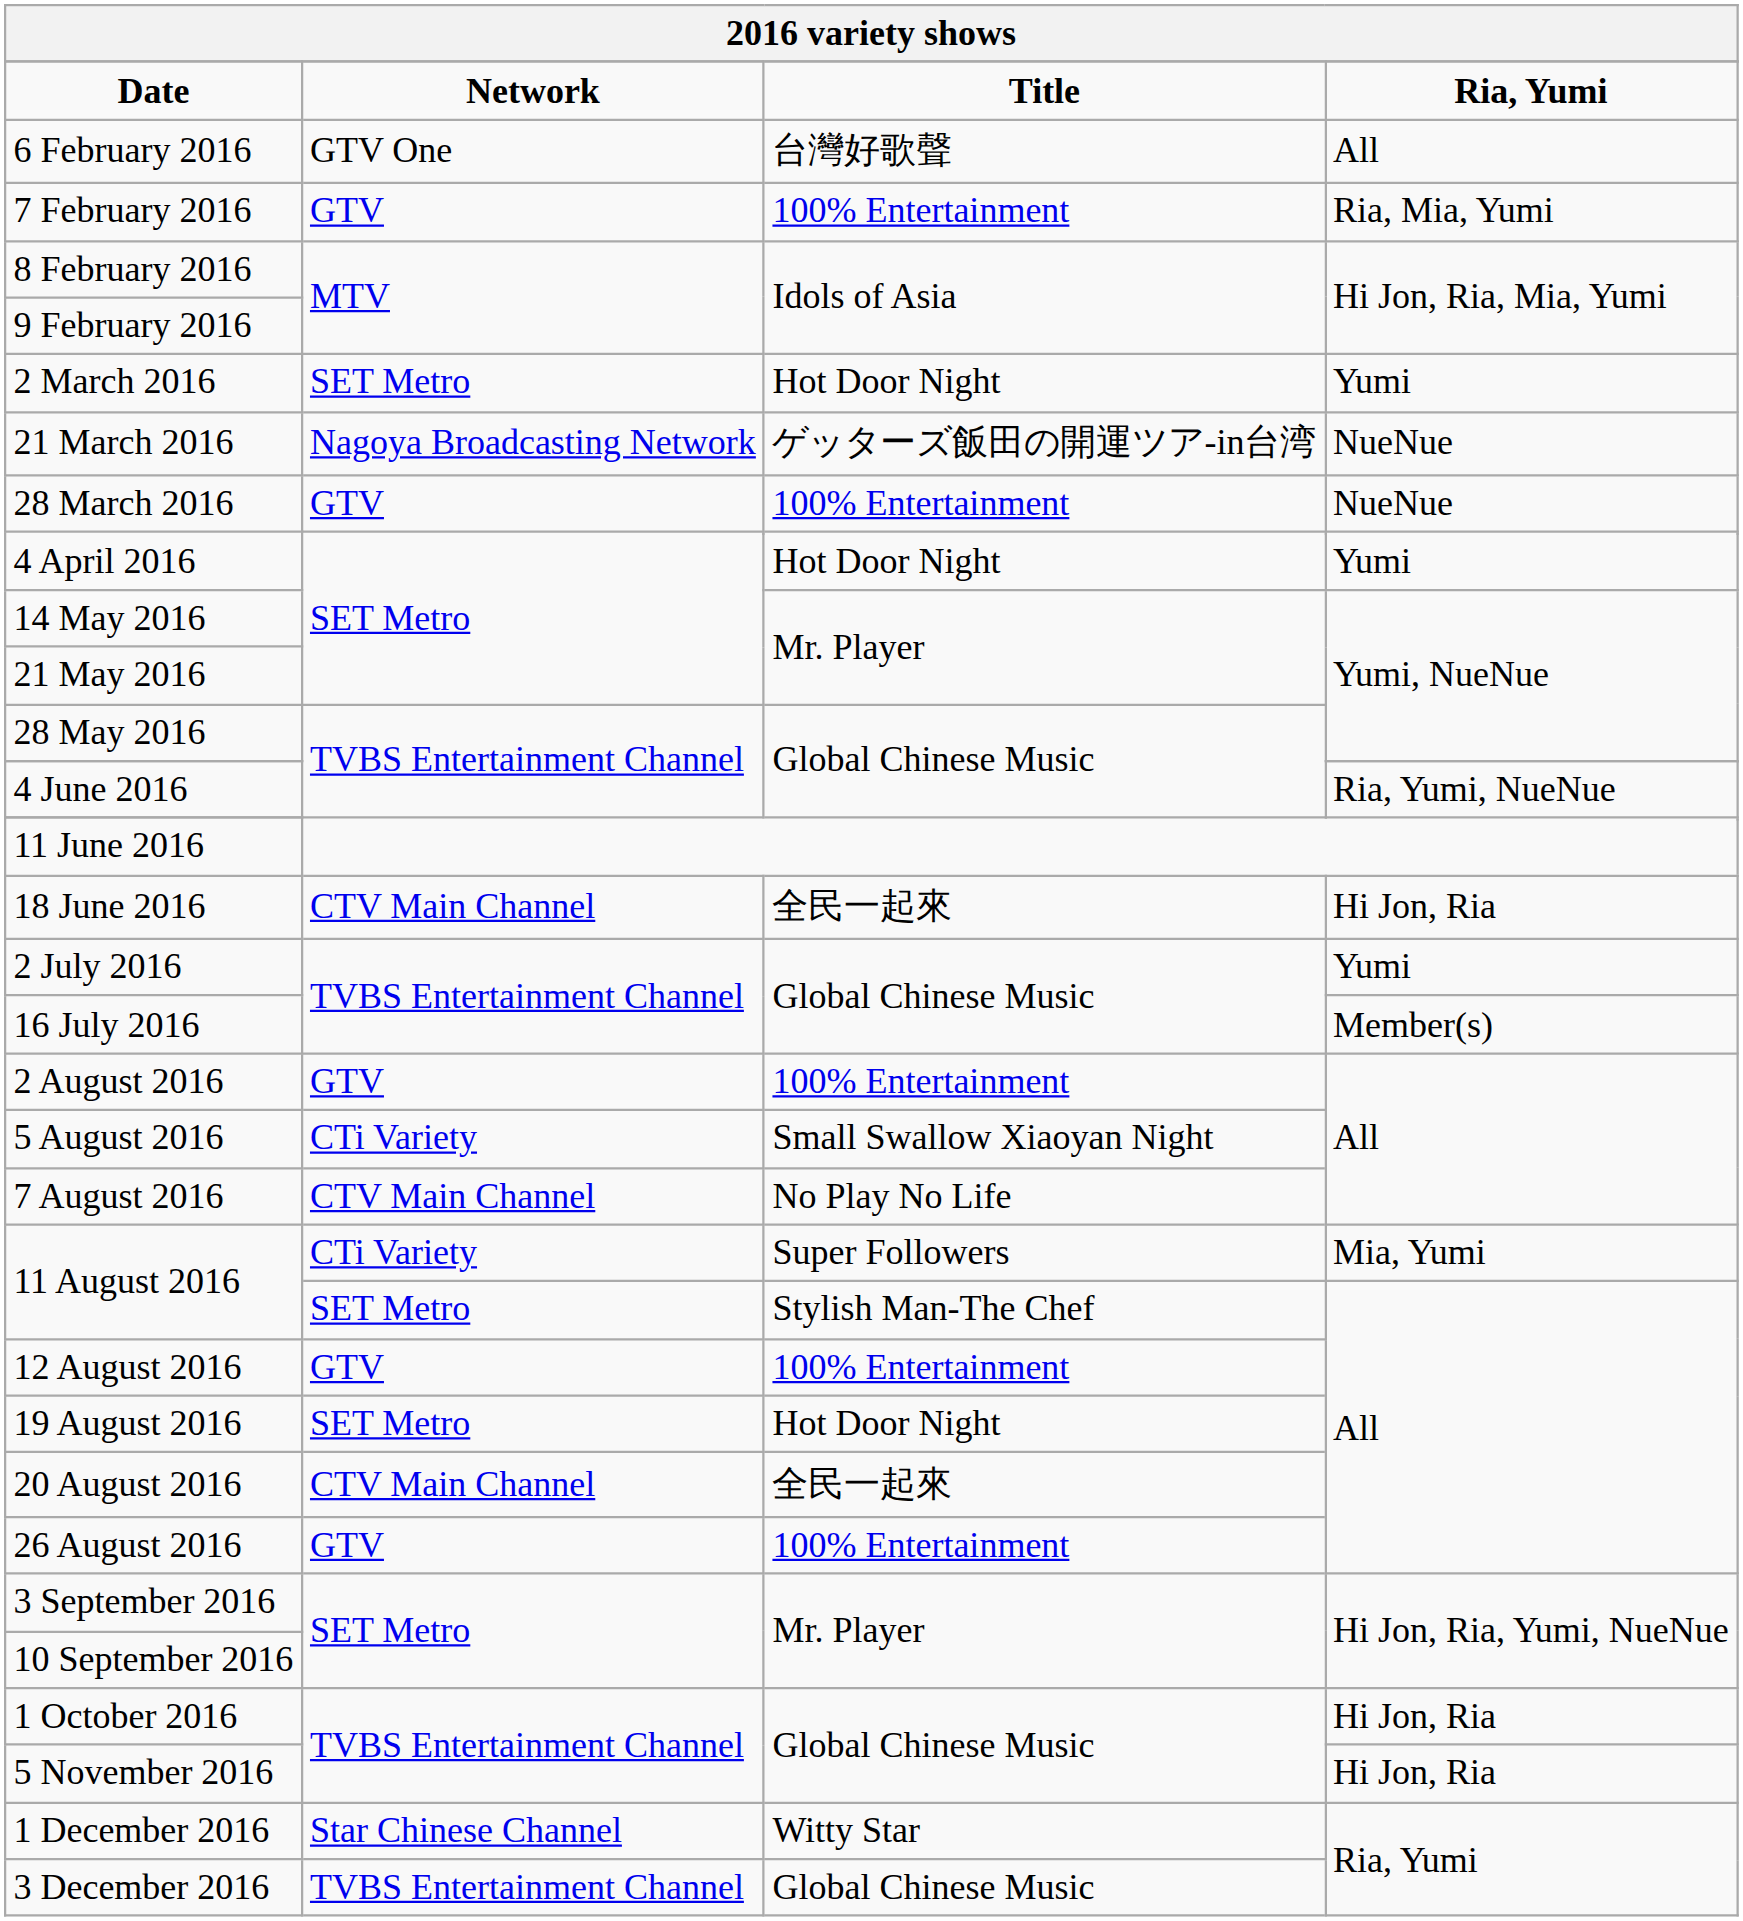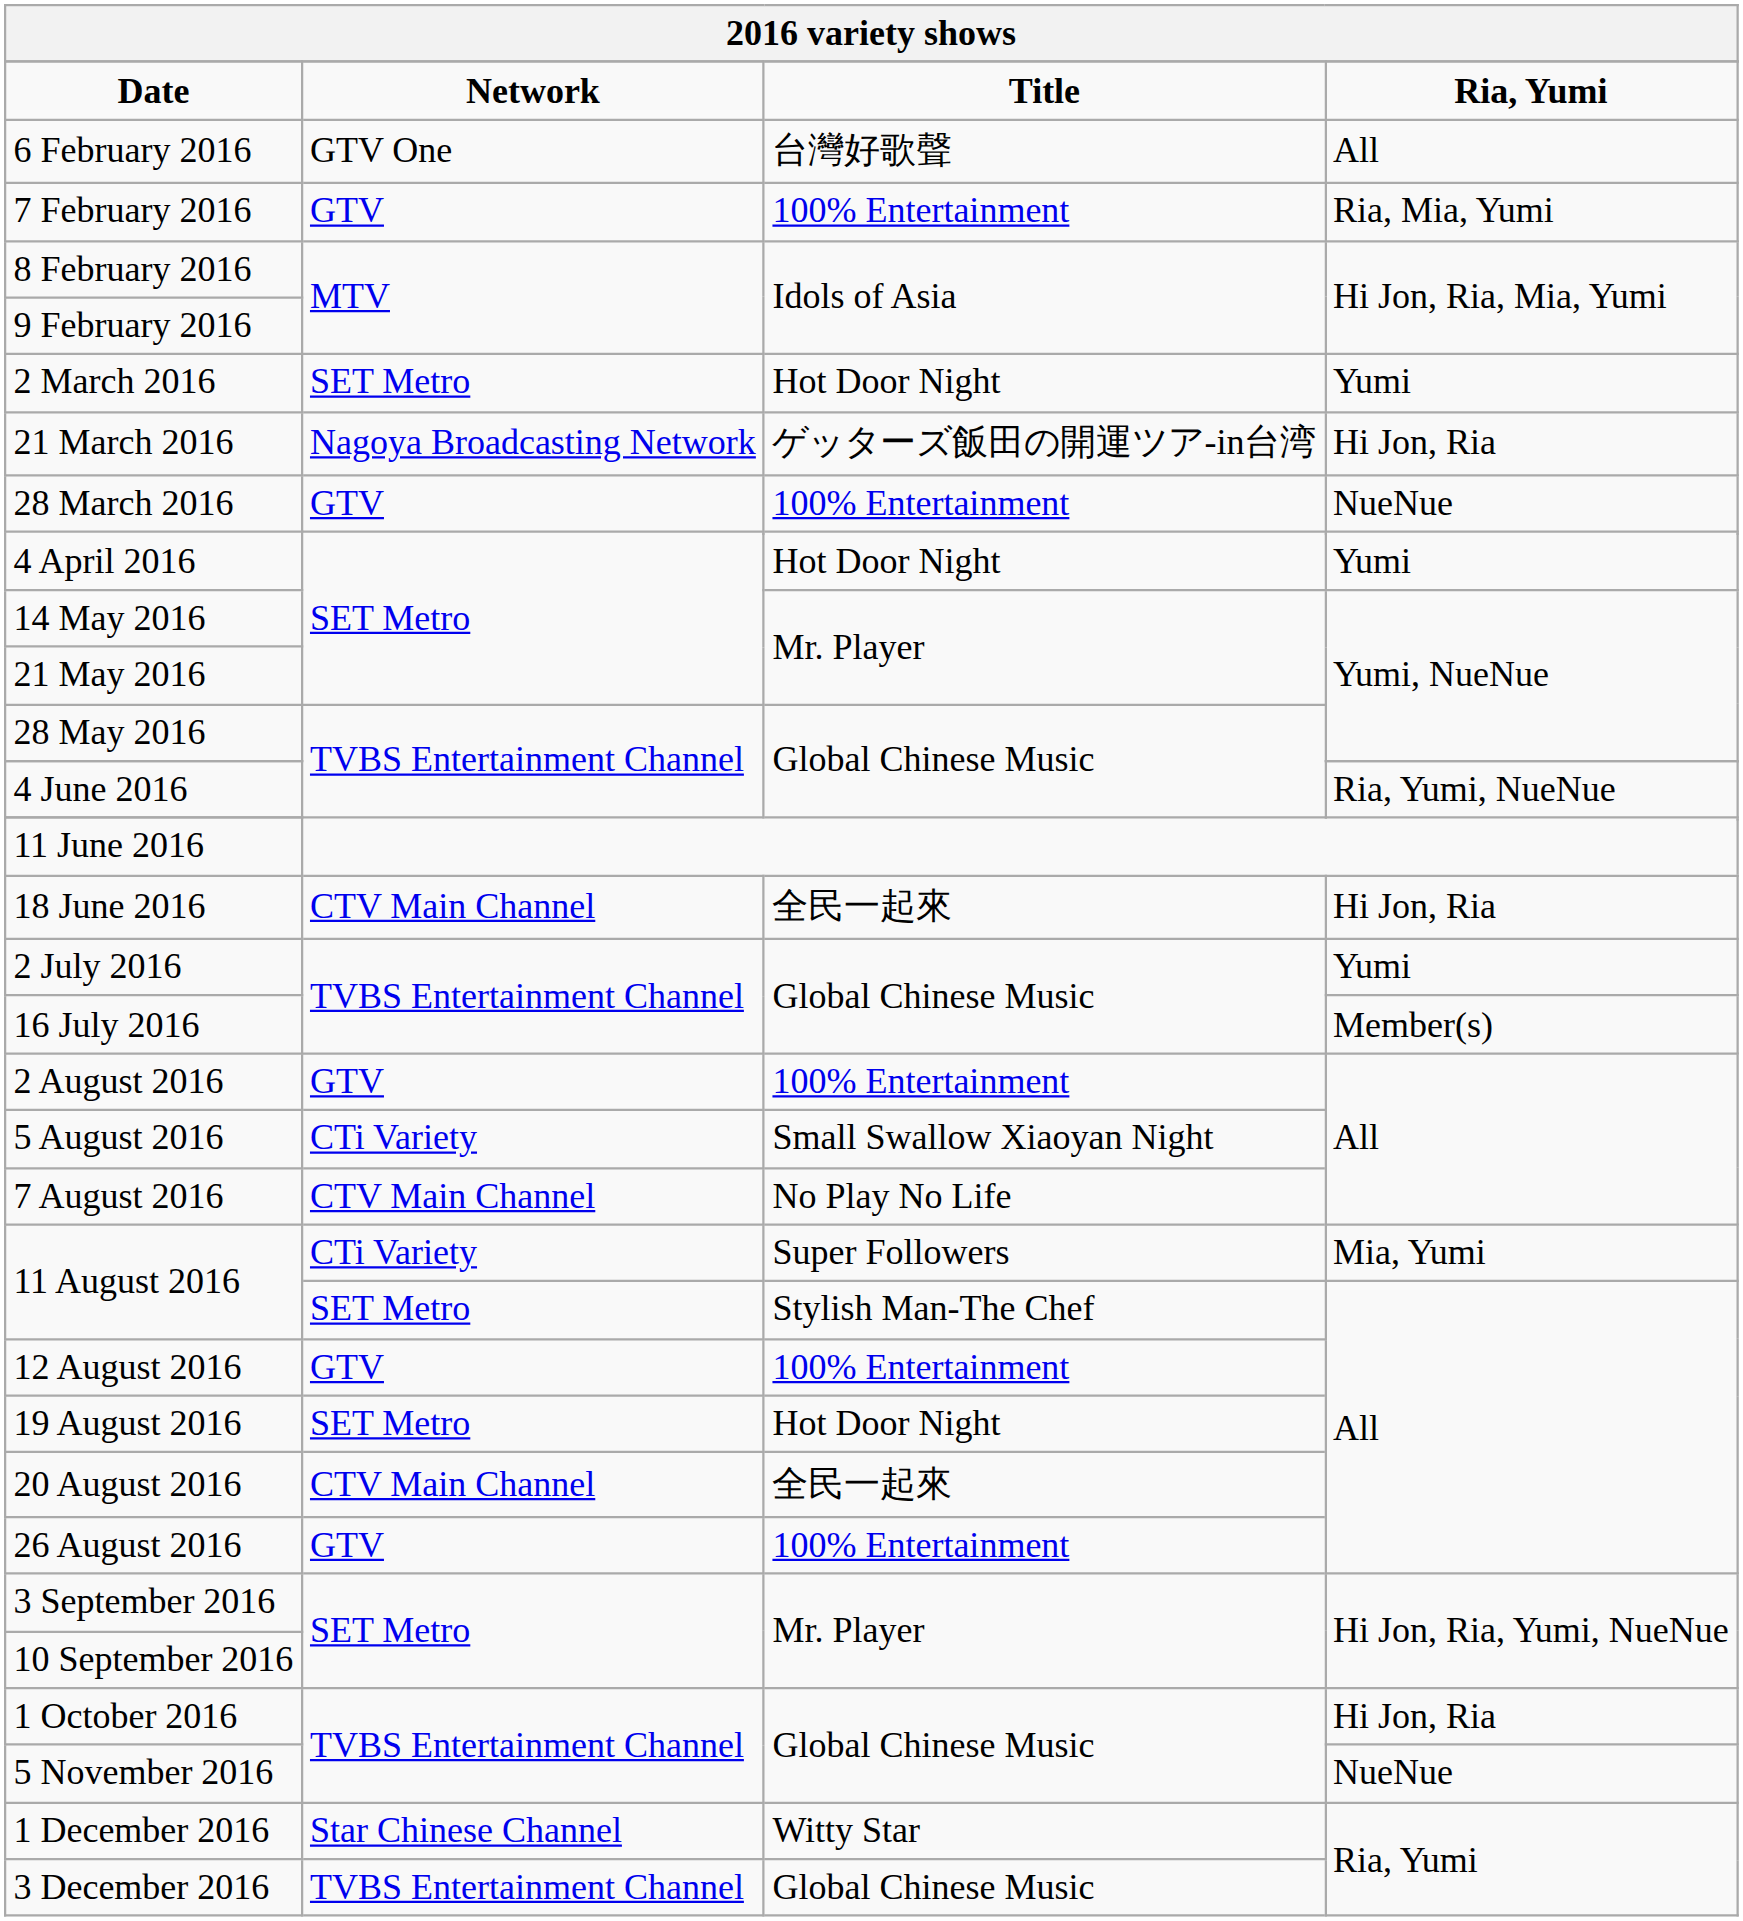(1393, 442) NueNue -> (1415, 442) Hi Jon, Ria
(1415, 1772) Hi Jon, Ria -> (1393, 1772) NueNue
